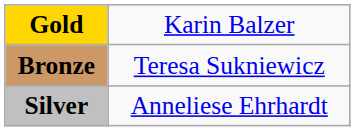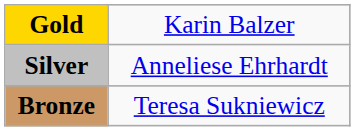rows swapped: (56, 105) <-> (56, 65)
